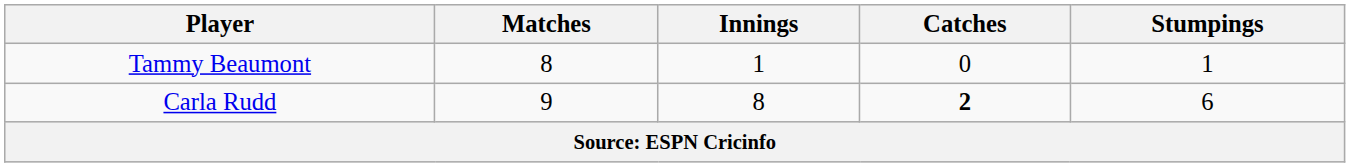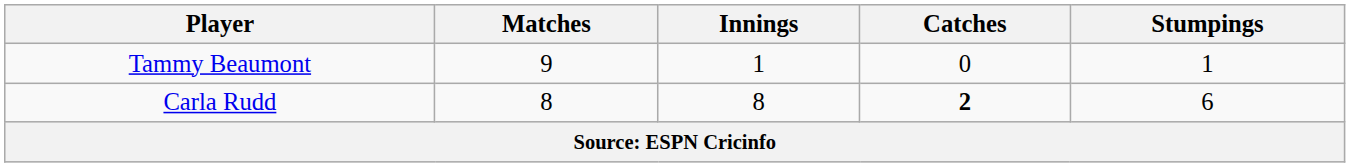(546, 63) 8 -> (546, 63) 9
(546, 102) 9 -> (546, 102) 8
